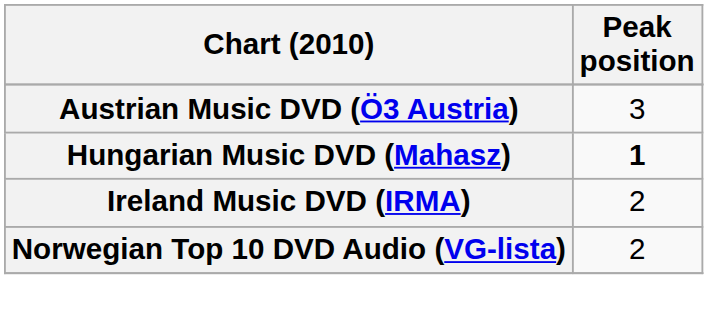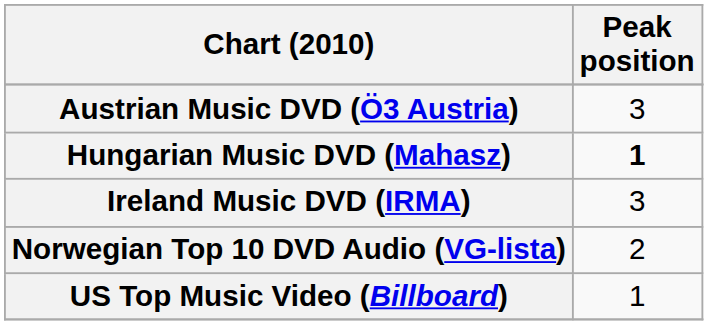(637, 202) 2 -> (637, 202) 3
+ row: (289, 295)
